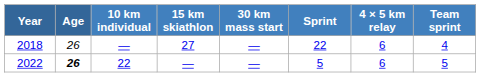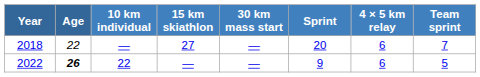(73, 45) 26 -> (73, 45) 22
(320, 45) 22 -> (320, 45) 20
(445, 45) 4 -> (445, 45) 7
(320, 63) 5 -> (320, 63) 9
